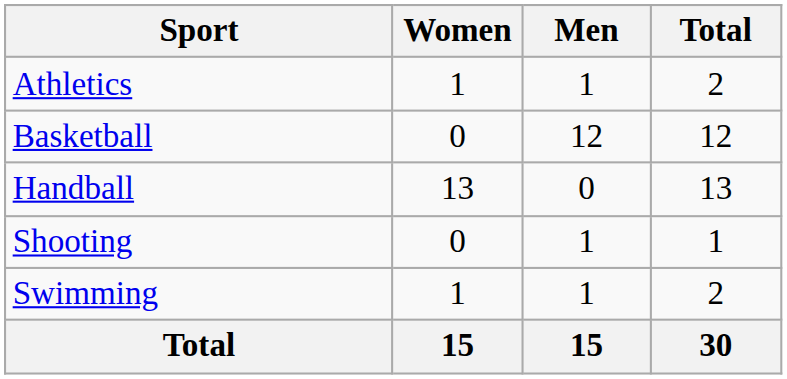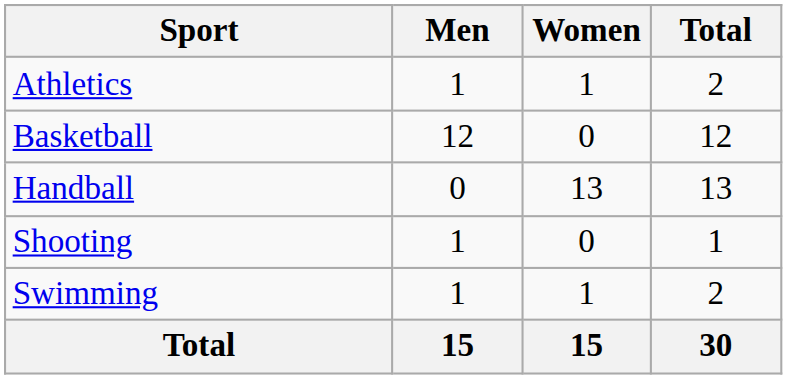columns swapped: (587, 30) <-> (457, 30)
